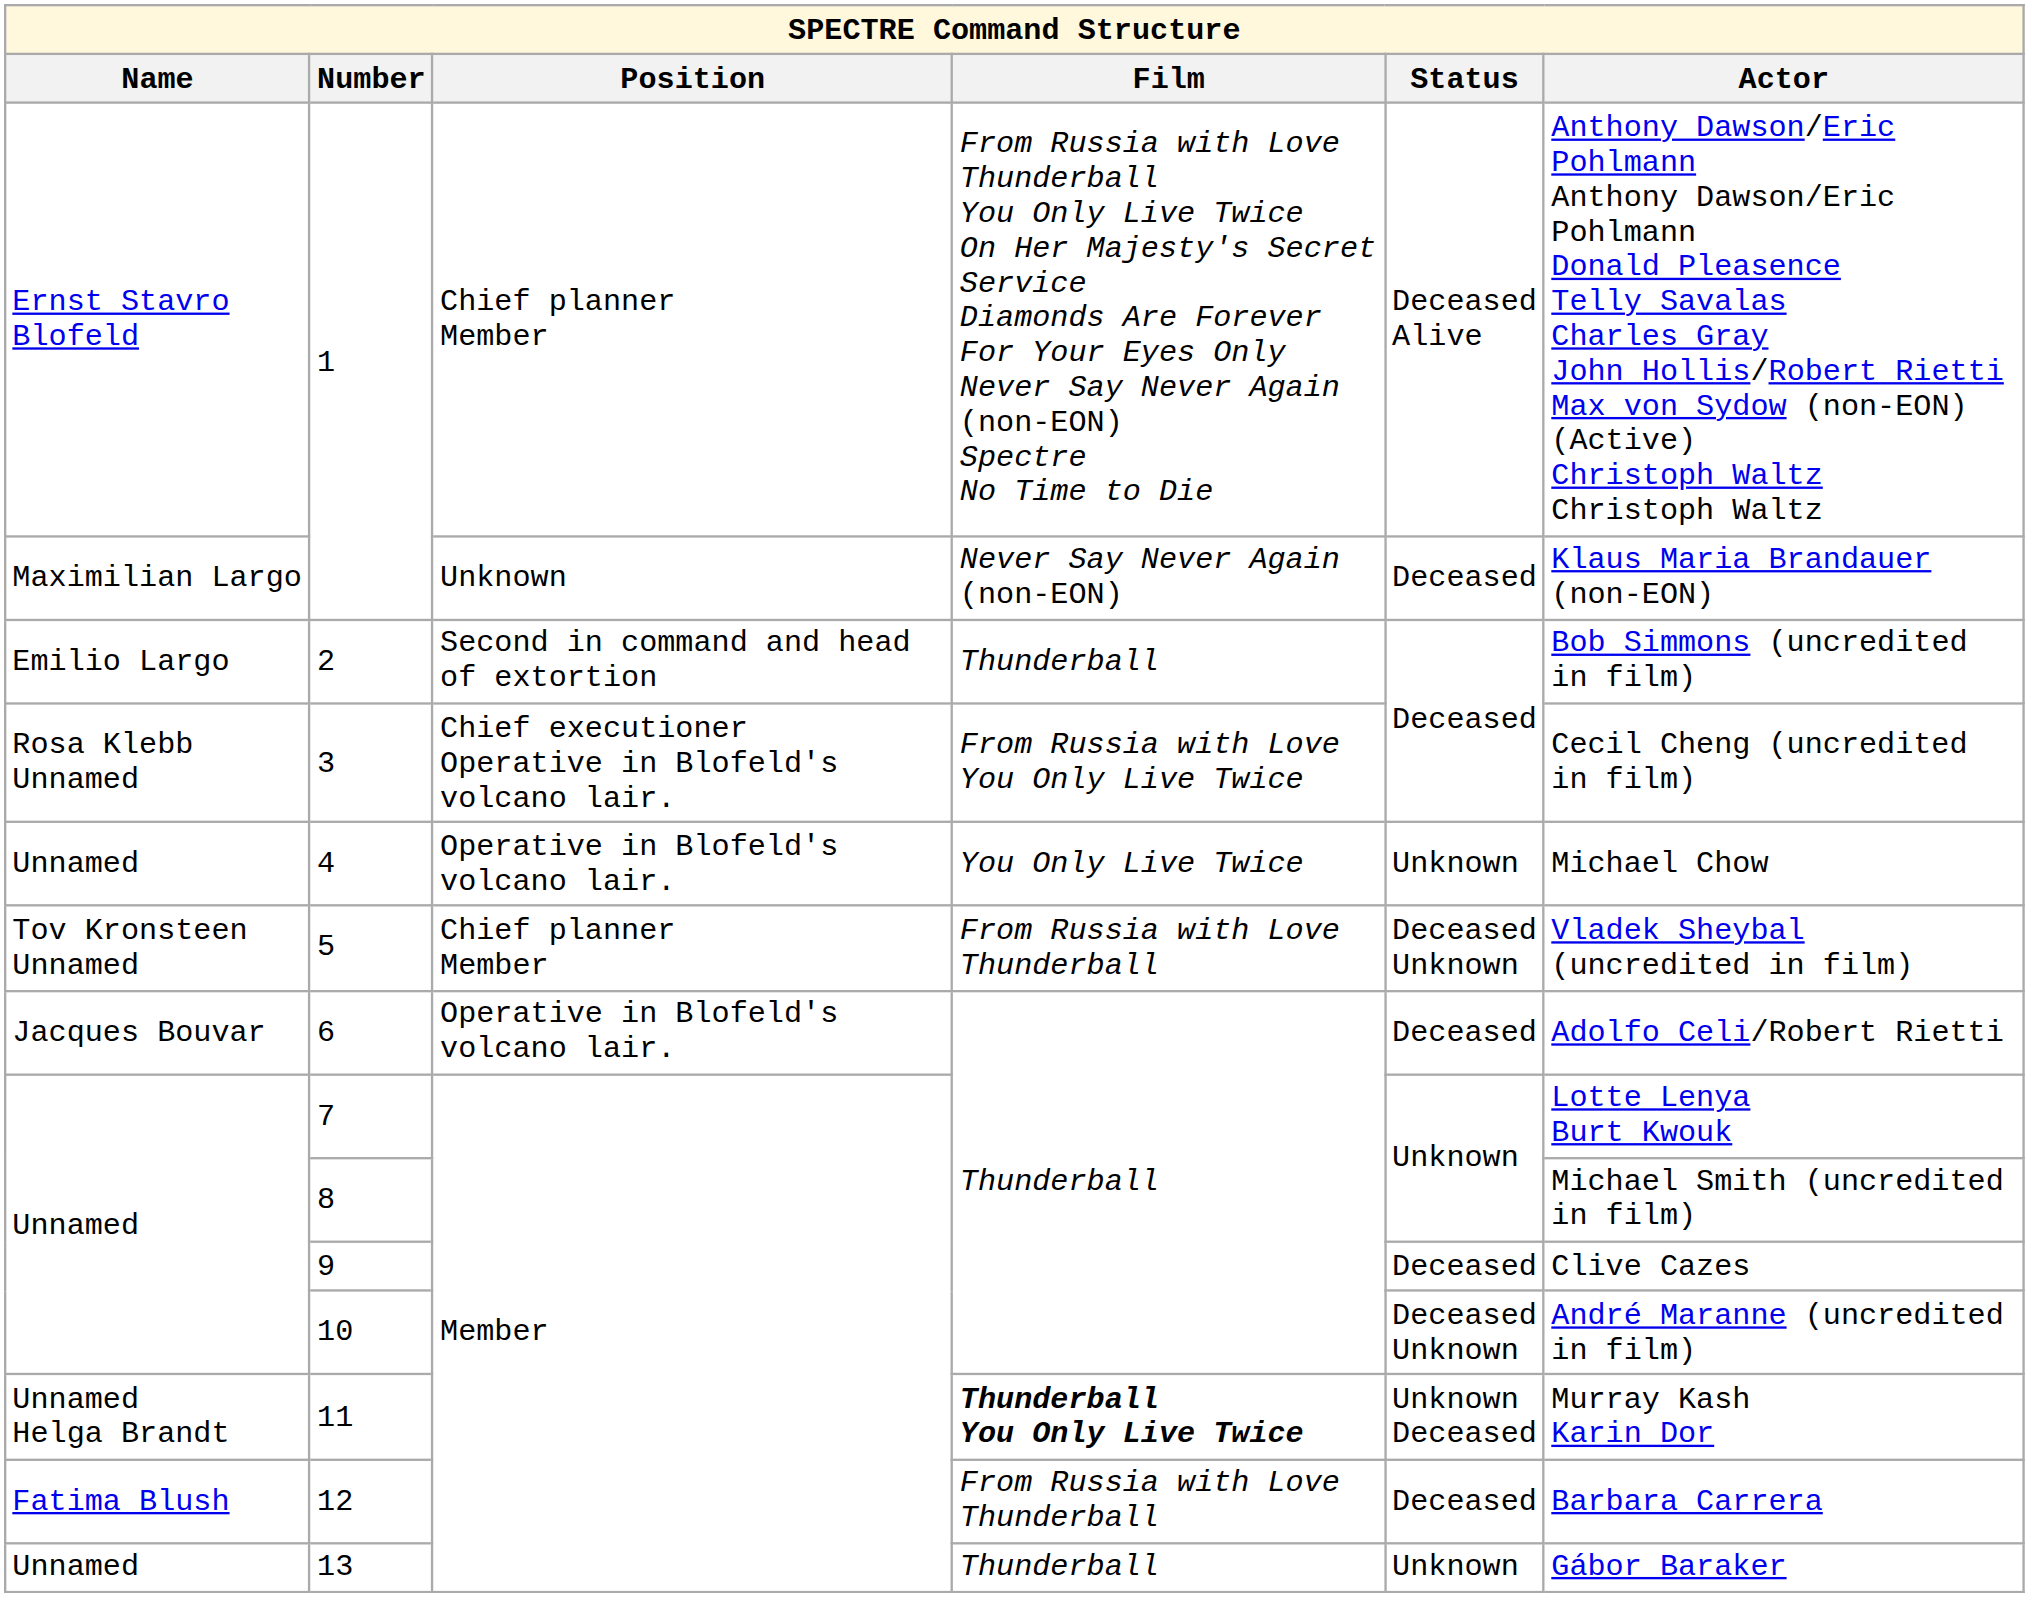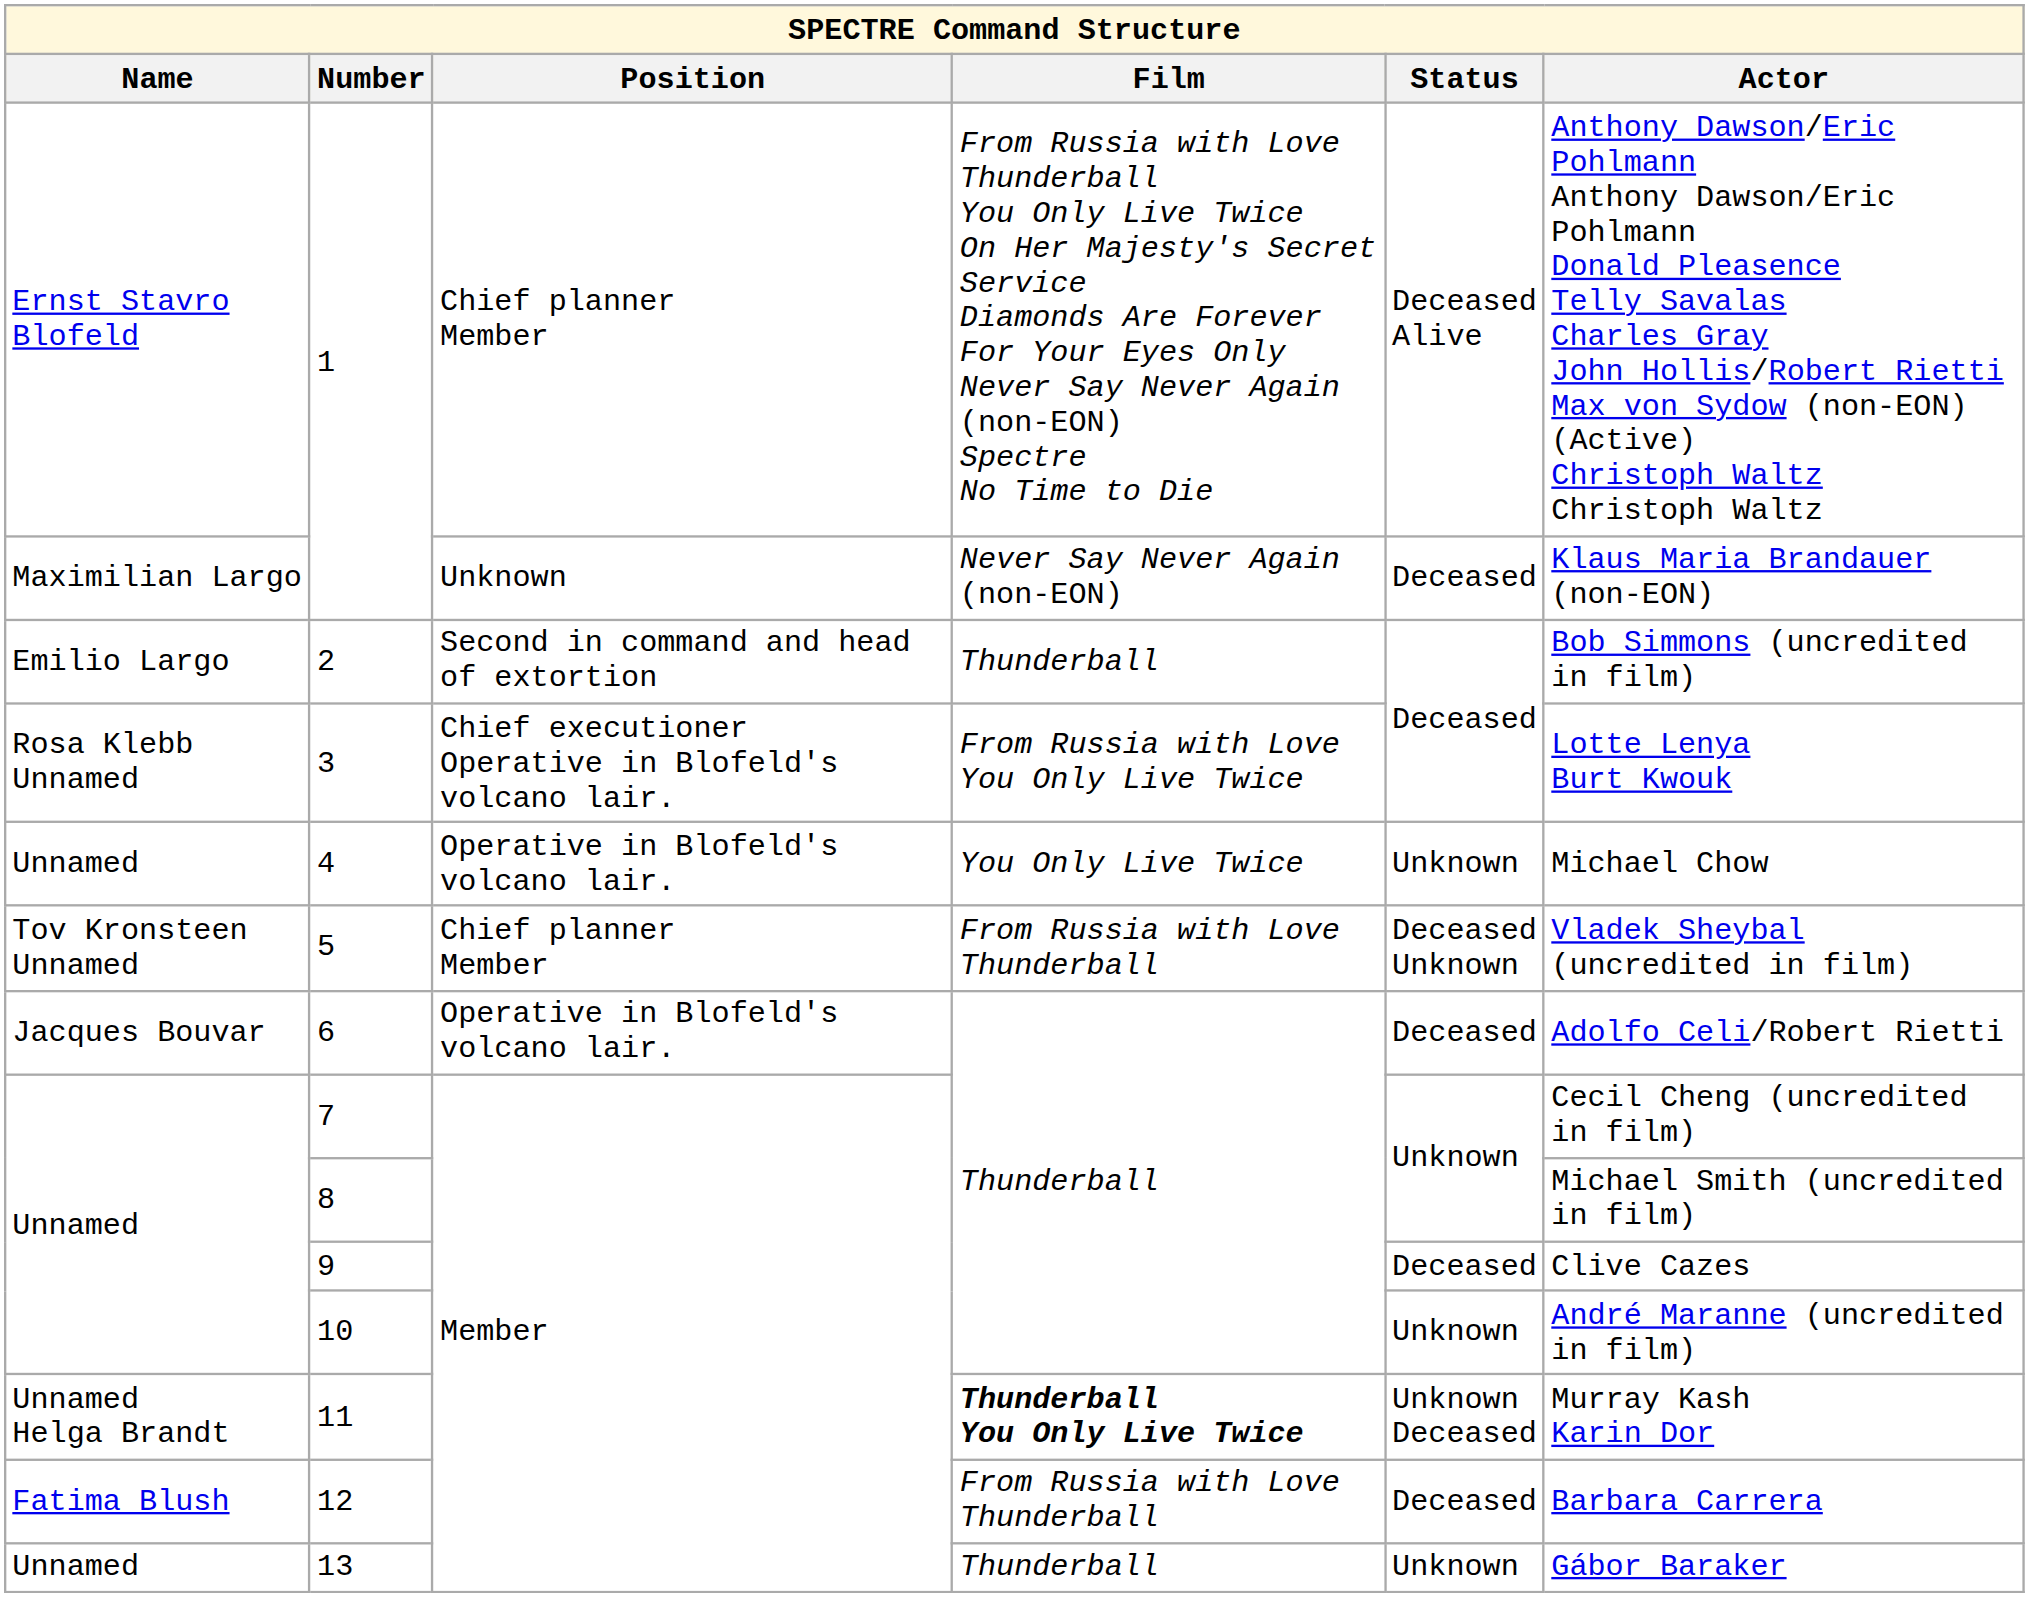(1759, 763) Cecil Cheng (uncredited in film) -> (1651, 763) Lotte Lenya Burt Kwouk
(1651, 1116) Lotte Lenya Burt Kwouk -> (1759, 1116) Cecil Cheng (uncredited in film)
(1465, 1333) Deceased Unknown -> (1455, 1333) Unknown
